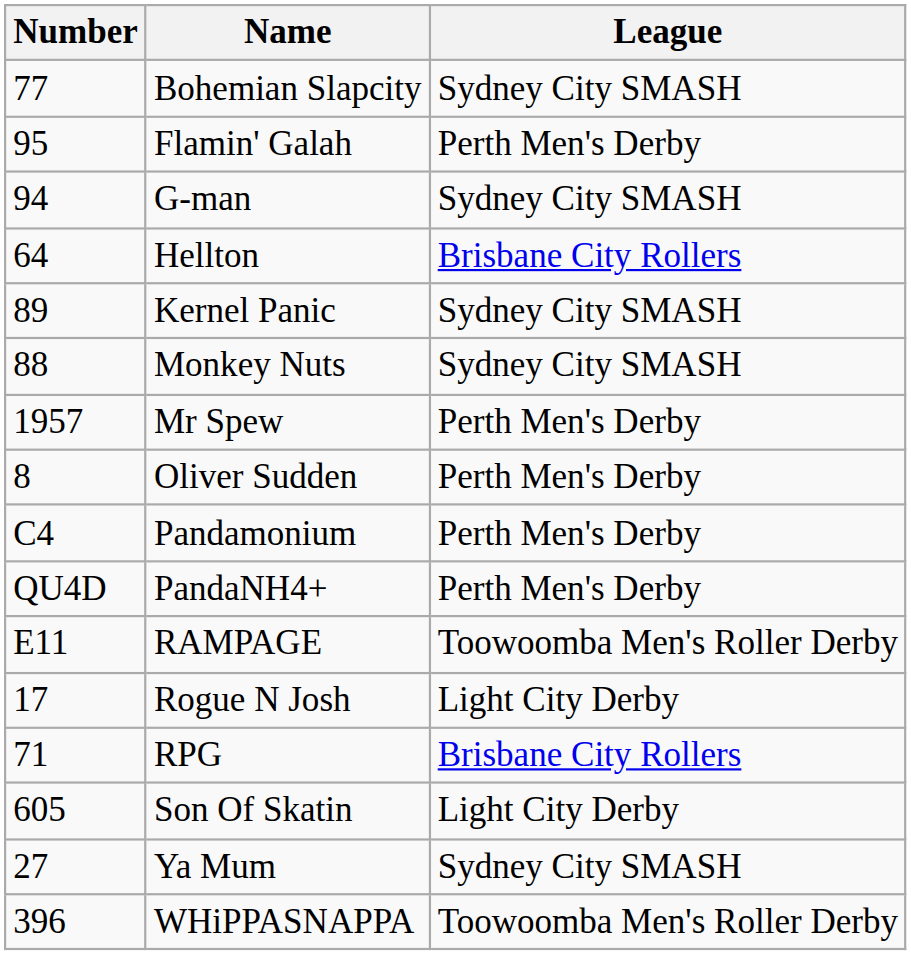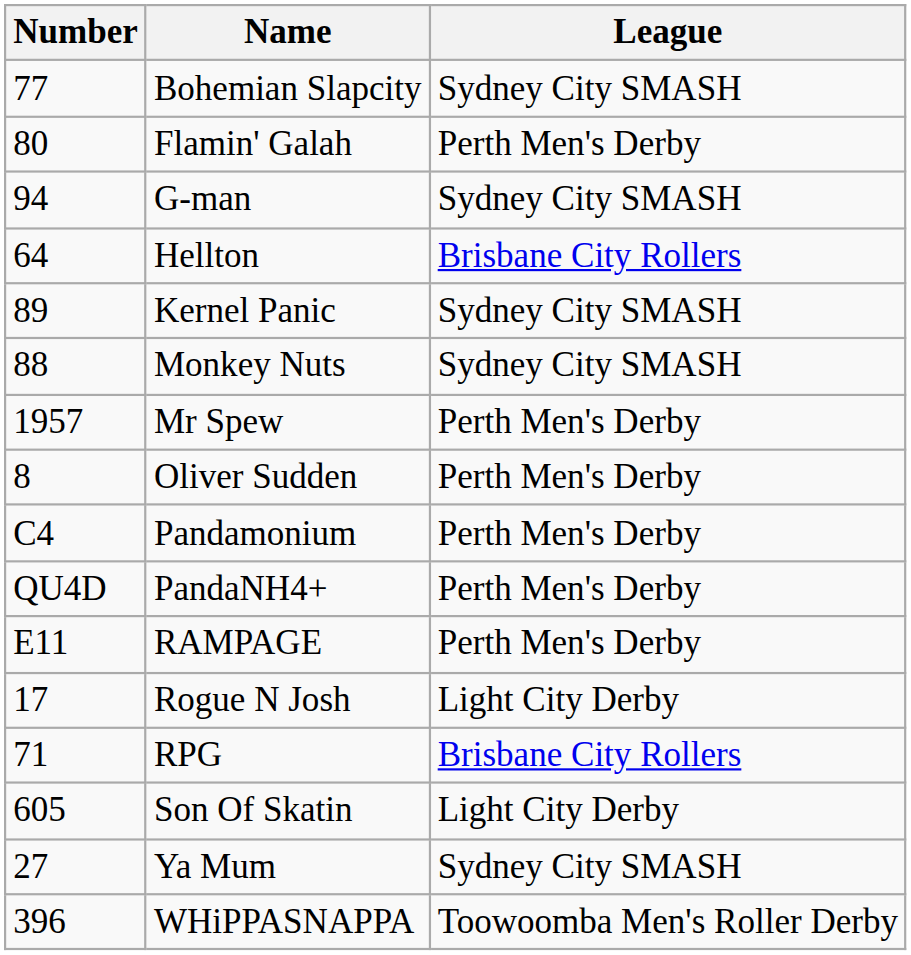(31, 143) 95 -> (31, 143) 80
(668, 643) Toowoomba Men's Roller Derby -> (569, 643) Perth Men's Derby
